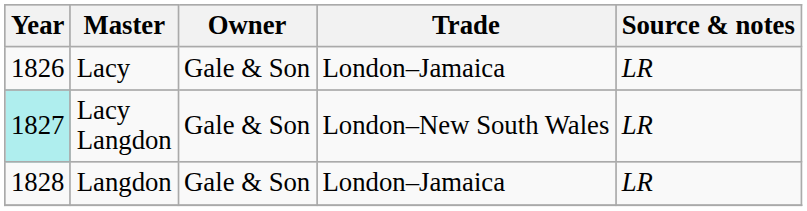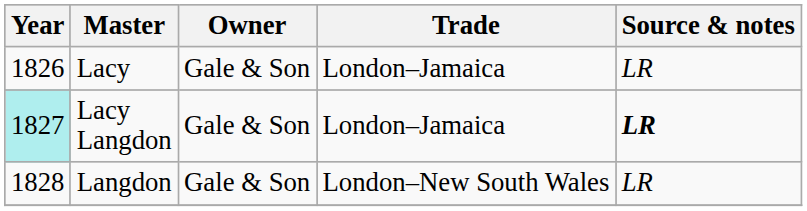(466, 125) London–New South Wales -> (414, 125) London–Jamaica
(637, 125) normal -> (639, 125) bold
(414, 182) London–Jamaica -> (466, 182) London–New South Wales
